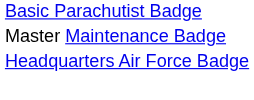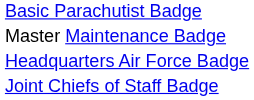+ row: (112, 86)
